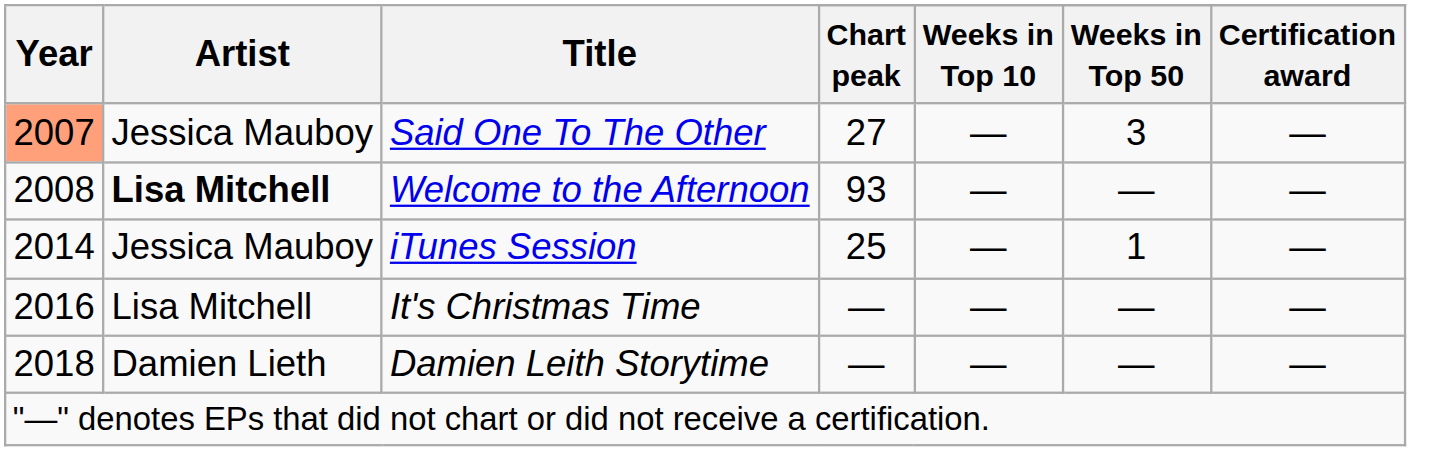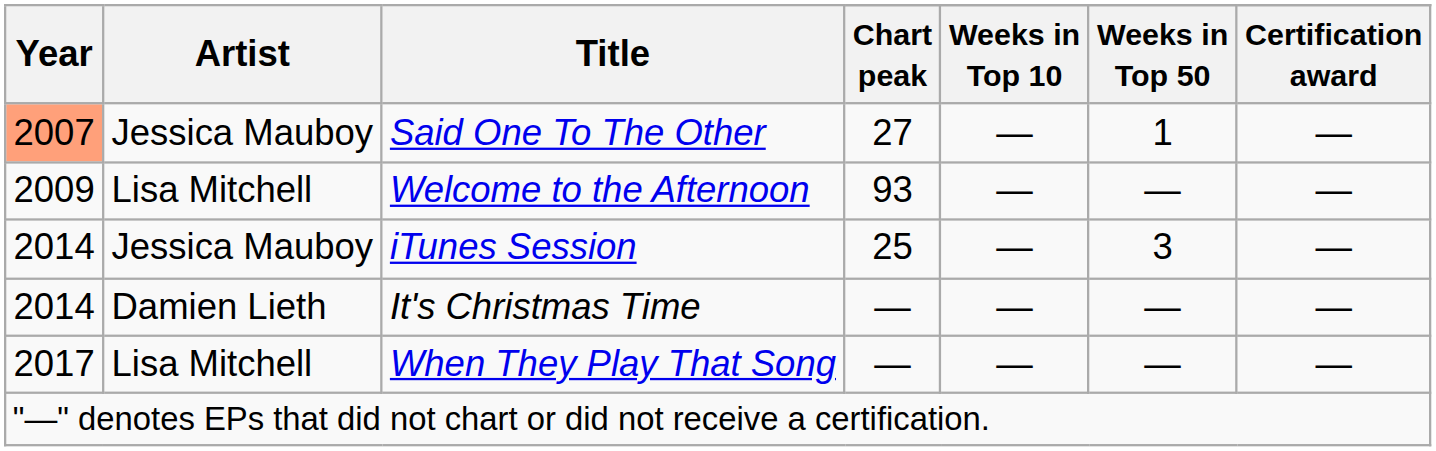(1136, 132) 3 -> (1163, 132) 1
(54, 190) 2008 -> (54, 190) 2009
(221, 190) bold -> (212, 190) normal
(1136, 248) 1 -> (1163, 248) 3
(54, 305) 2016 -> (54, 305) 2014
(212, 305) Lisa Mitchell -> (219, 305) Damien Lieth
+ row: (613, 363)
- row: (579, 363)
